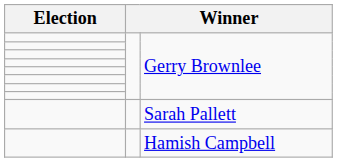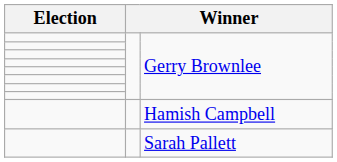rows swapped: (65, 114) <-> (65, 143)
